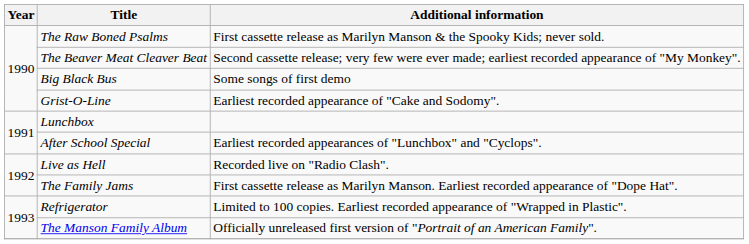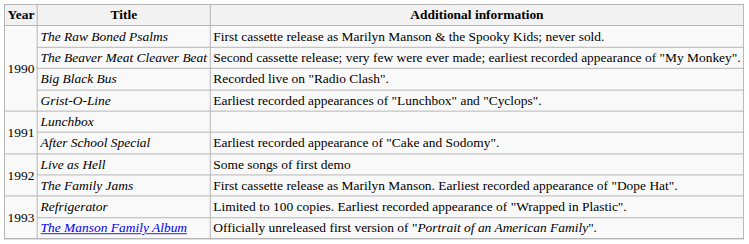(282, 79) Some songs of first demo -> (301, 79) Recorded live on "Radio Clash".
(356, 100) Earliest recorded appearance of "Cake and Sodomy". -> (377, 100) Earliest recorded appearances of "Lunchbox" and "Cyclops".
(377, 143) Earliest recorded appearances of "Lunchbox" and "Cyclops". -> (356, 143) Earliest recorded appearance of "Cake and Sodomy".
(301, 164) Recorded live on "Radio Clash". -> (282, 164) Some songs of first demo
